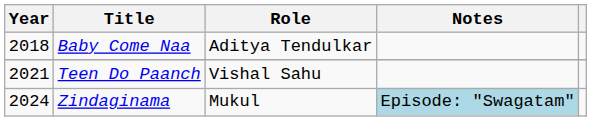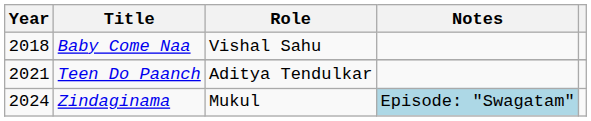(291, 46) Aditya Tendulkar -> (265, 46) Vishal Sahu
(265, 74) Vishal Sahu -> (291, 74) Aditya Tendulkar
